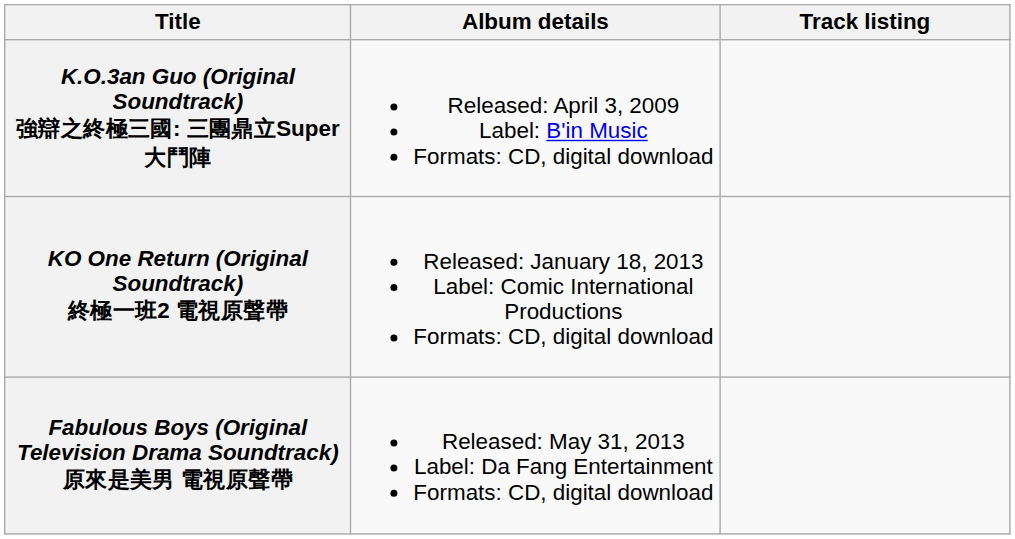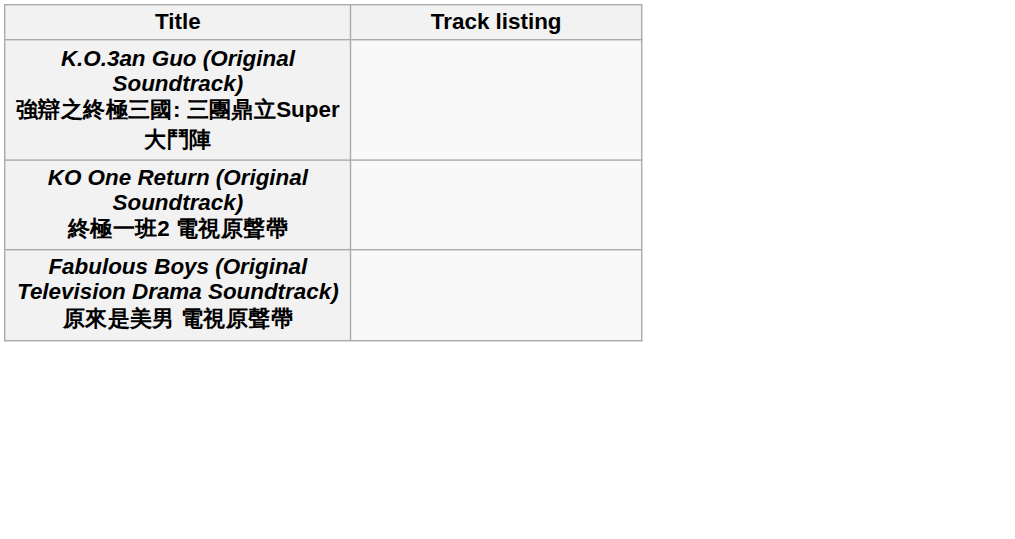- column: (535, 22)
